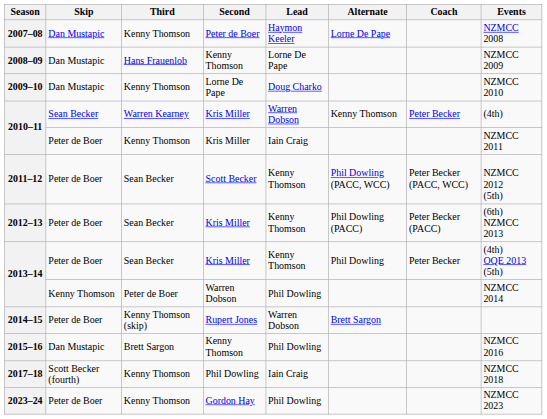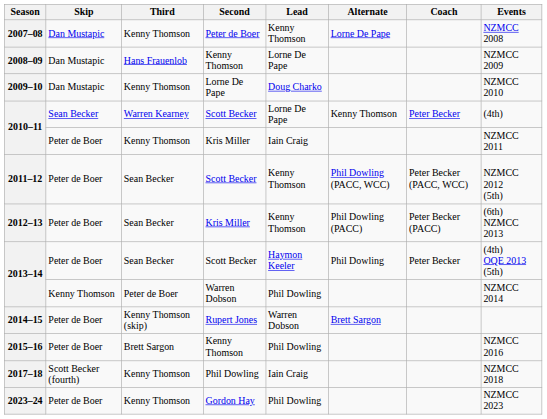(285, 33) Haymon Keeler -> (287, 33) Kenny Thomson
(228, 114) Kris Miller -> (231, 114) Scott Becker
(284, 114) Warren Dobson -> (287, 114) Lorne De Pape
(228, 260) Kris Miller -> (231, 260) Scott Becker
(287, 260) Kenny Thomson -> (285, 260) Haymon Keeler
(76, 347) Dan Mustapic -> (75, 347) Peter de Boer
